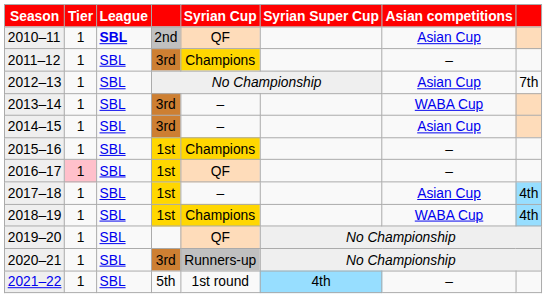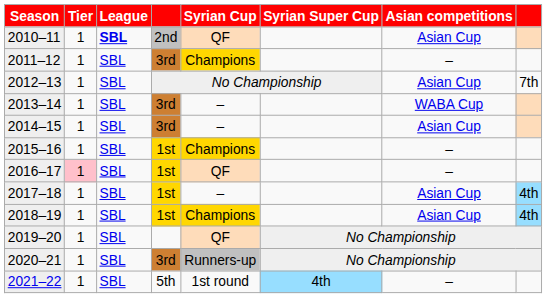(449, 215) WABA Cup -> (449, 215) Asian Cup
